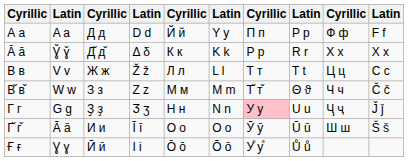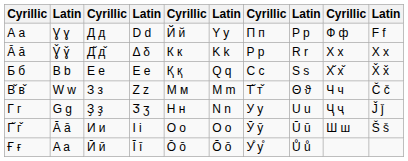(61, 33) A a -> (61, 33) Ɣ ɣ
+ row: (16, 71)
- row: (16, 71)
(255, 109) pink background -> (255, 109) no background
(137, 128) Ī ī -> (137, 128) I i
(61, 147) Ɣ ɣ -> (61, 147) A a
(137, 147) I i -> (137, 147) Ī ī
